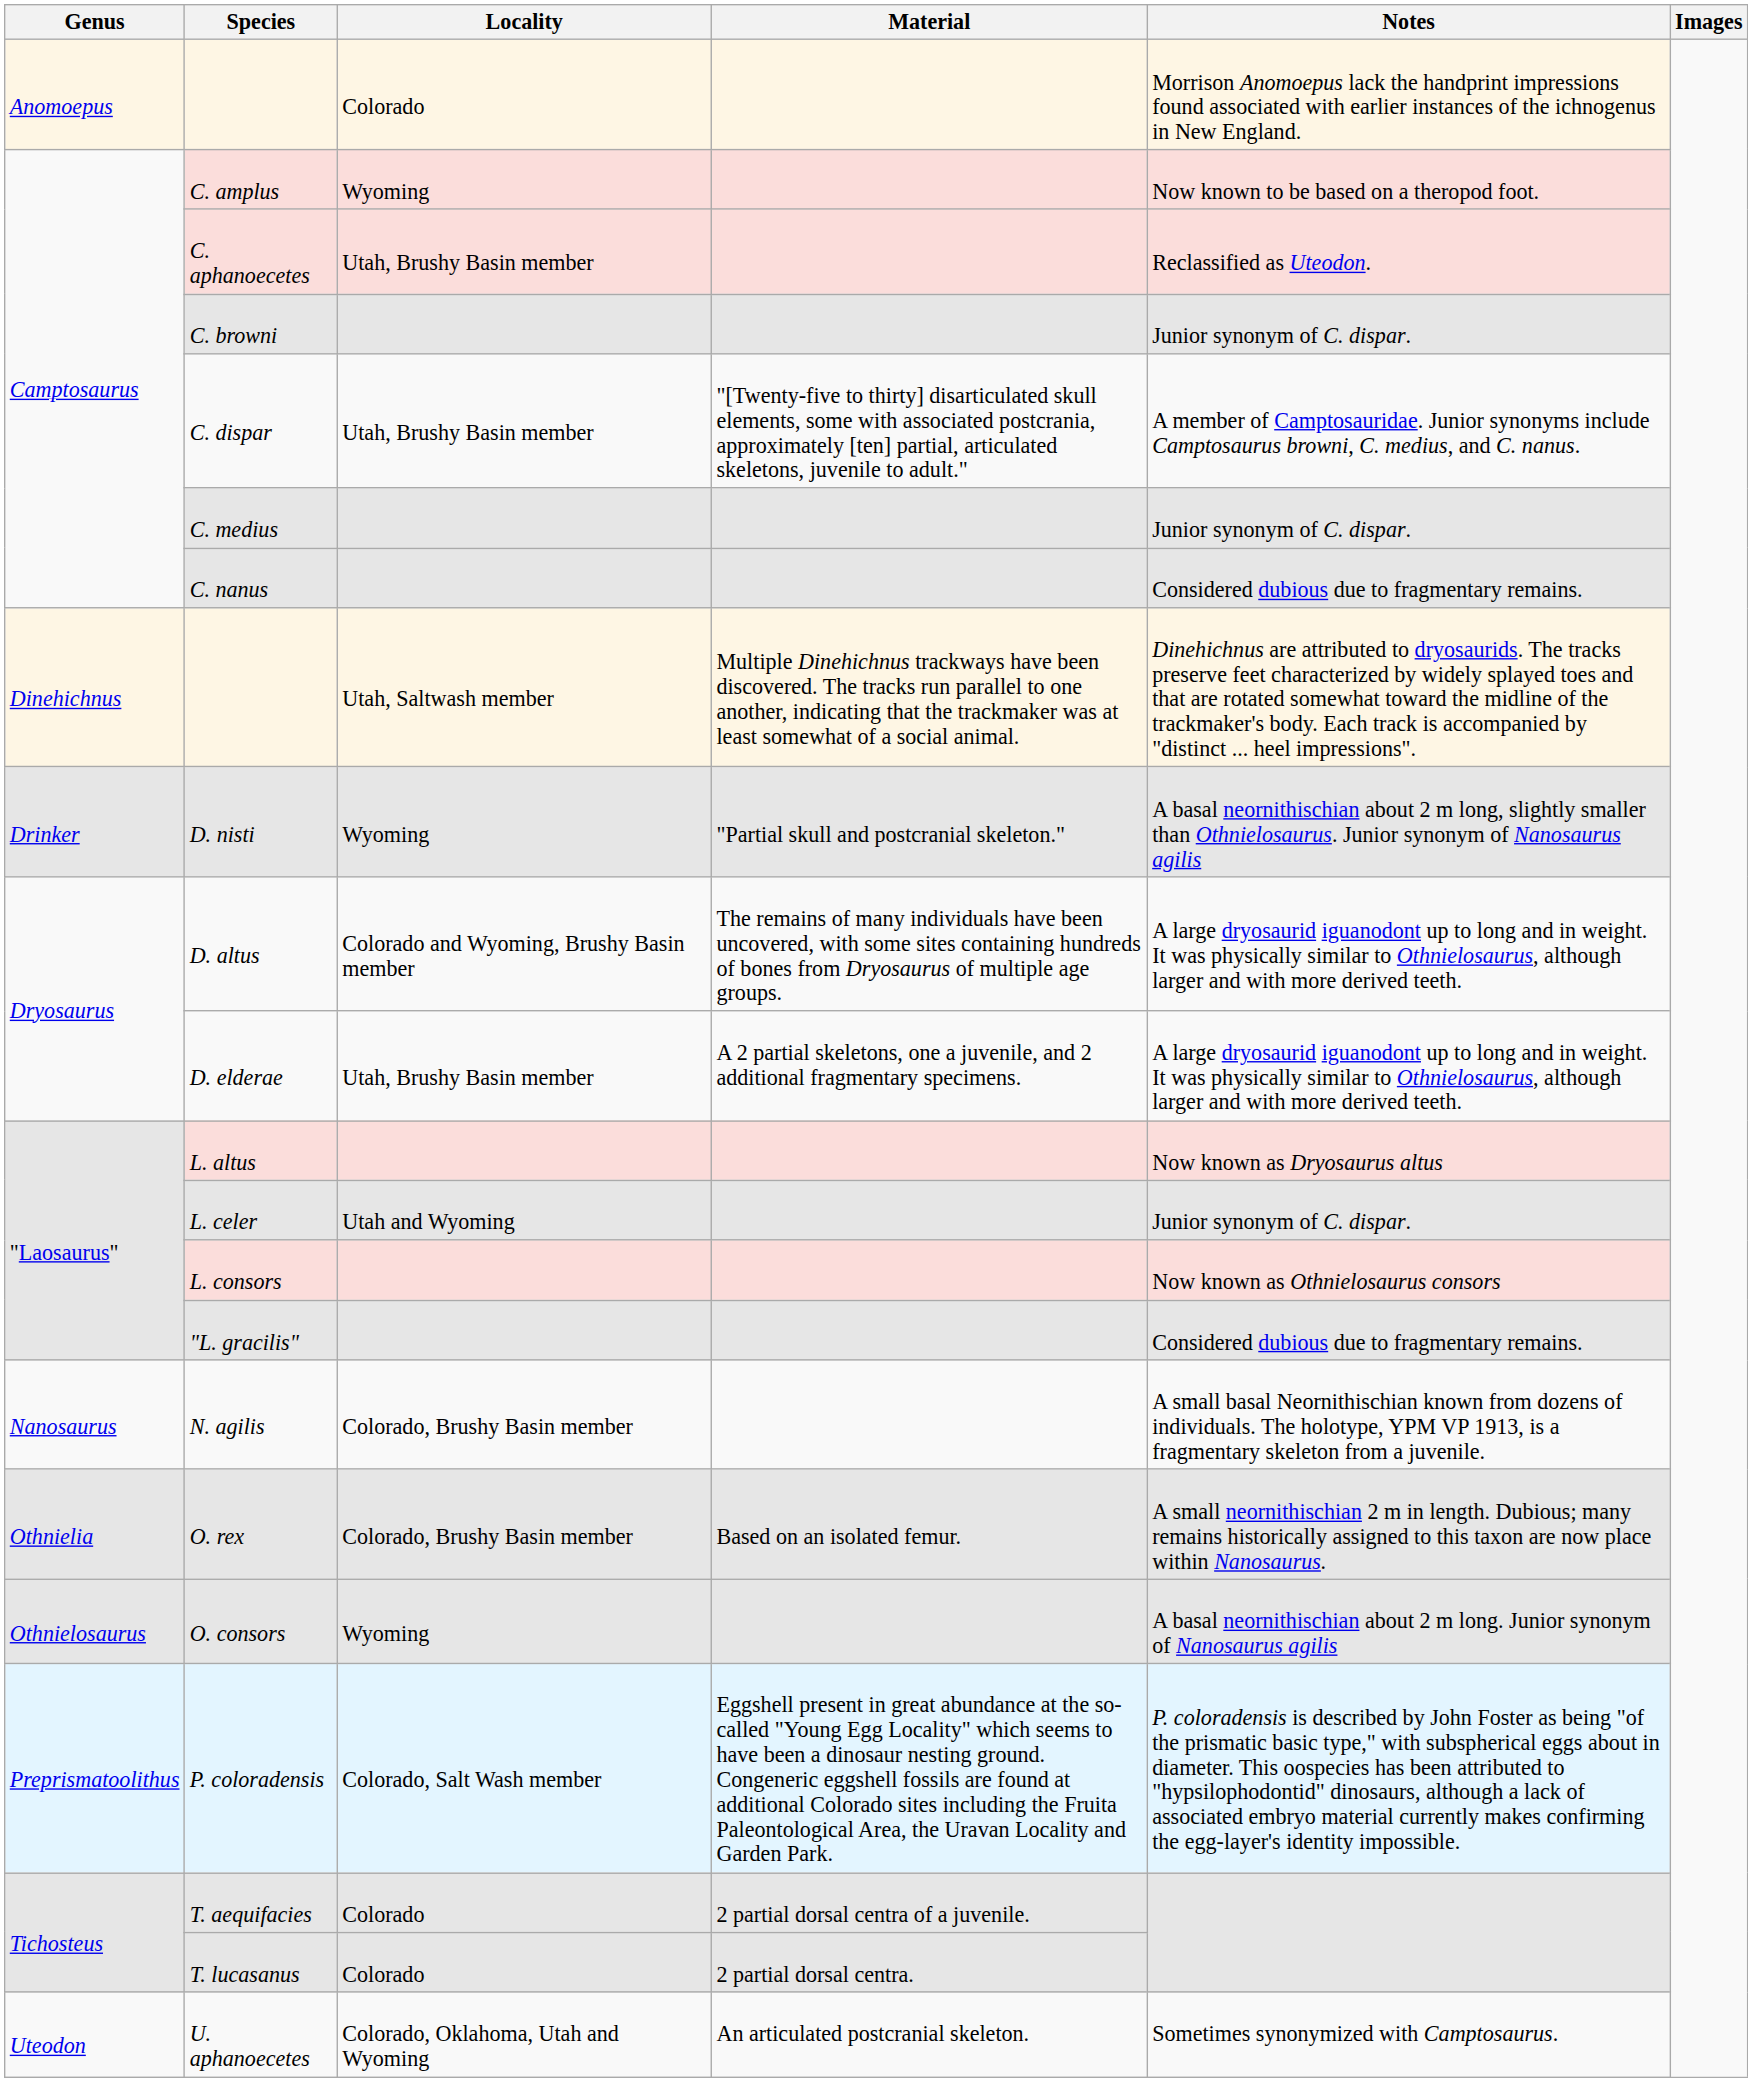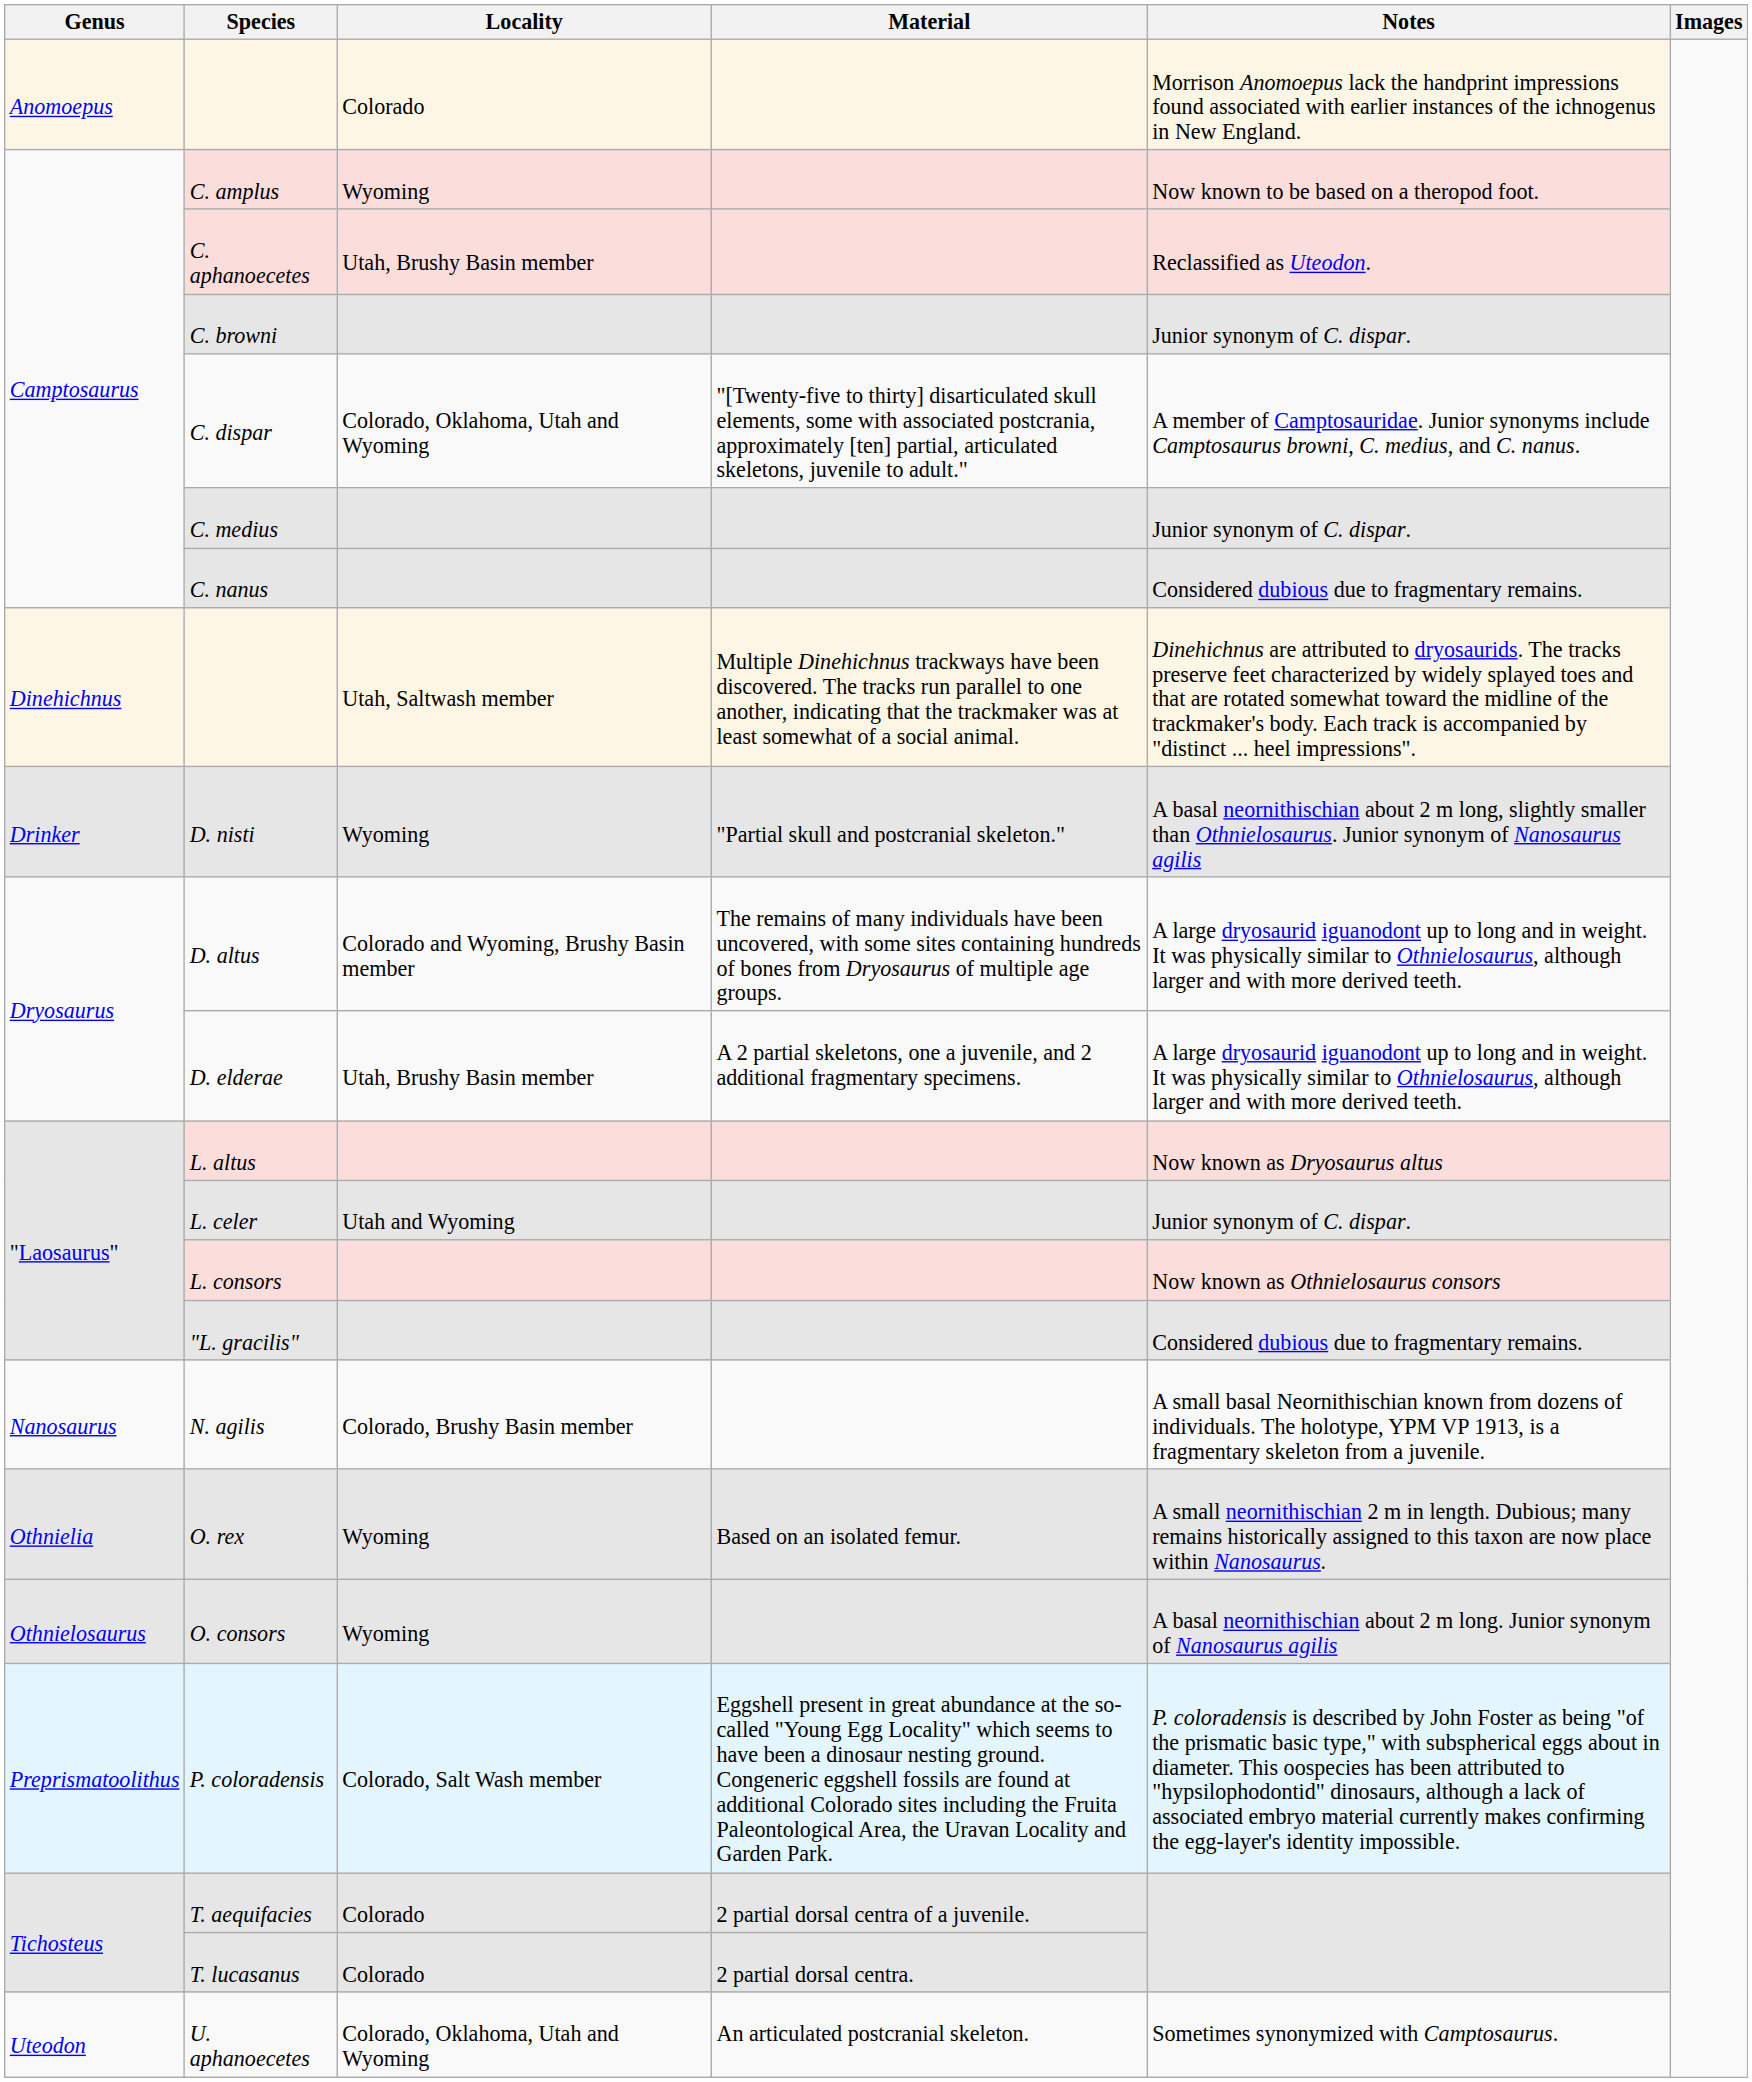(468, 433) Utah, Brushy Basin member -> (481, 433) Colorado, Oklahoma, Utah and Wyoming
(488, 1536) Colorado, Brushy Basin member -> (386, 1536) Wyoming
